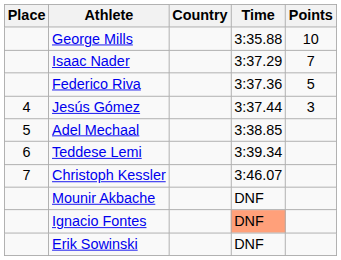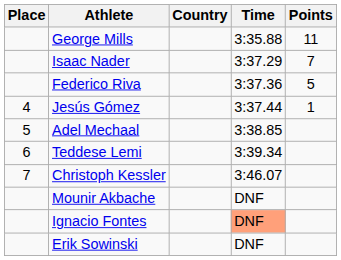(311, 38) 10 -> (311, 38) 11
(311, 107) 3 -> (311, 107) 1
